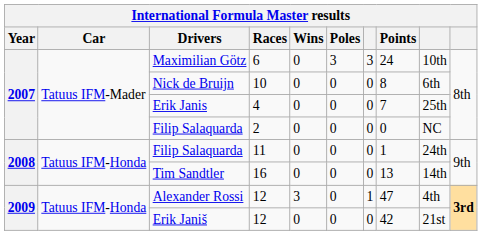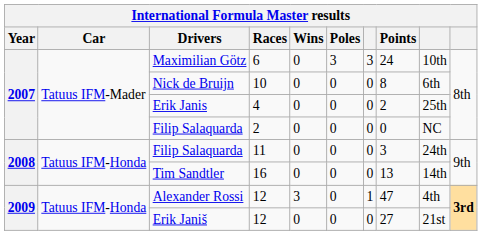(383, 106) 7 -> (383, 106) 2
(383, 151) 1 -> (383, 151) 3
(387, 218) 42 -> (387, 218) 27
